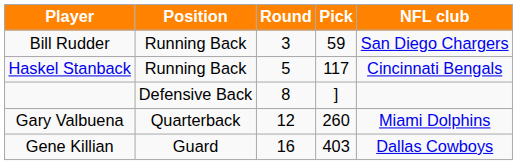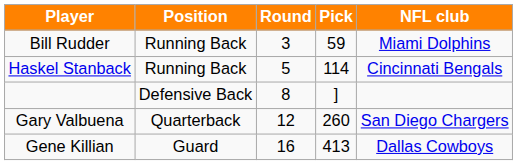(435, 43) San Diego Chargers -> (435, 43) Miami Dolphins
(336, 69) 117 -> (336, 69) 114
(435, 120) Miami Dolphins -> (435, 120) San Diego Chargers
(336, 146) 403 -> (336, 146) 413
